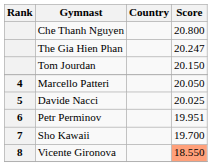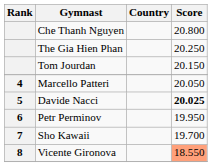(189, 48) 20.247 -> (189, 48) 20.250
(189, 100) normal -> (189, 100) bold
(189, 118) 19.951 -> (189, 118) 19.950
